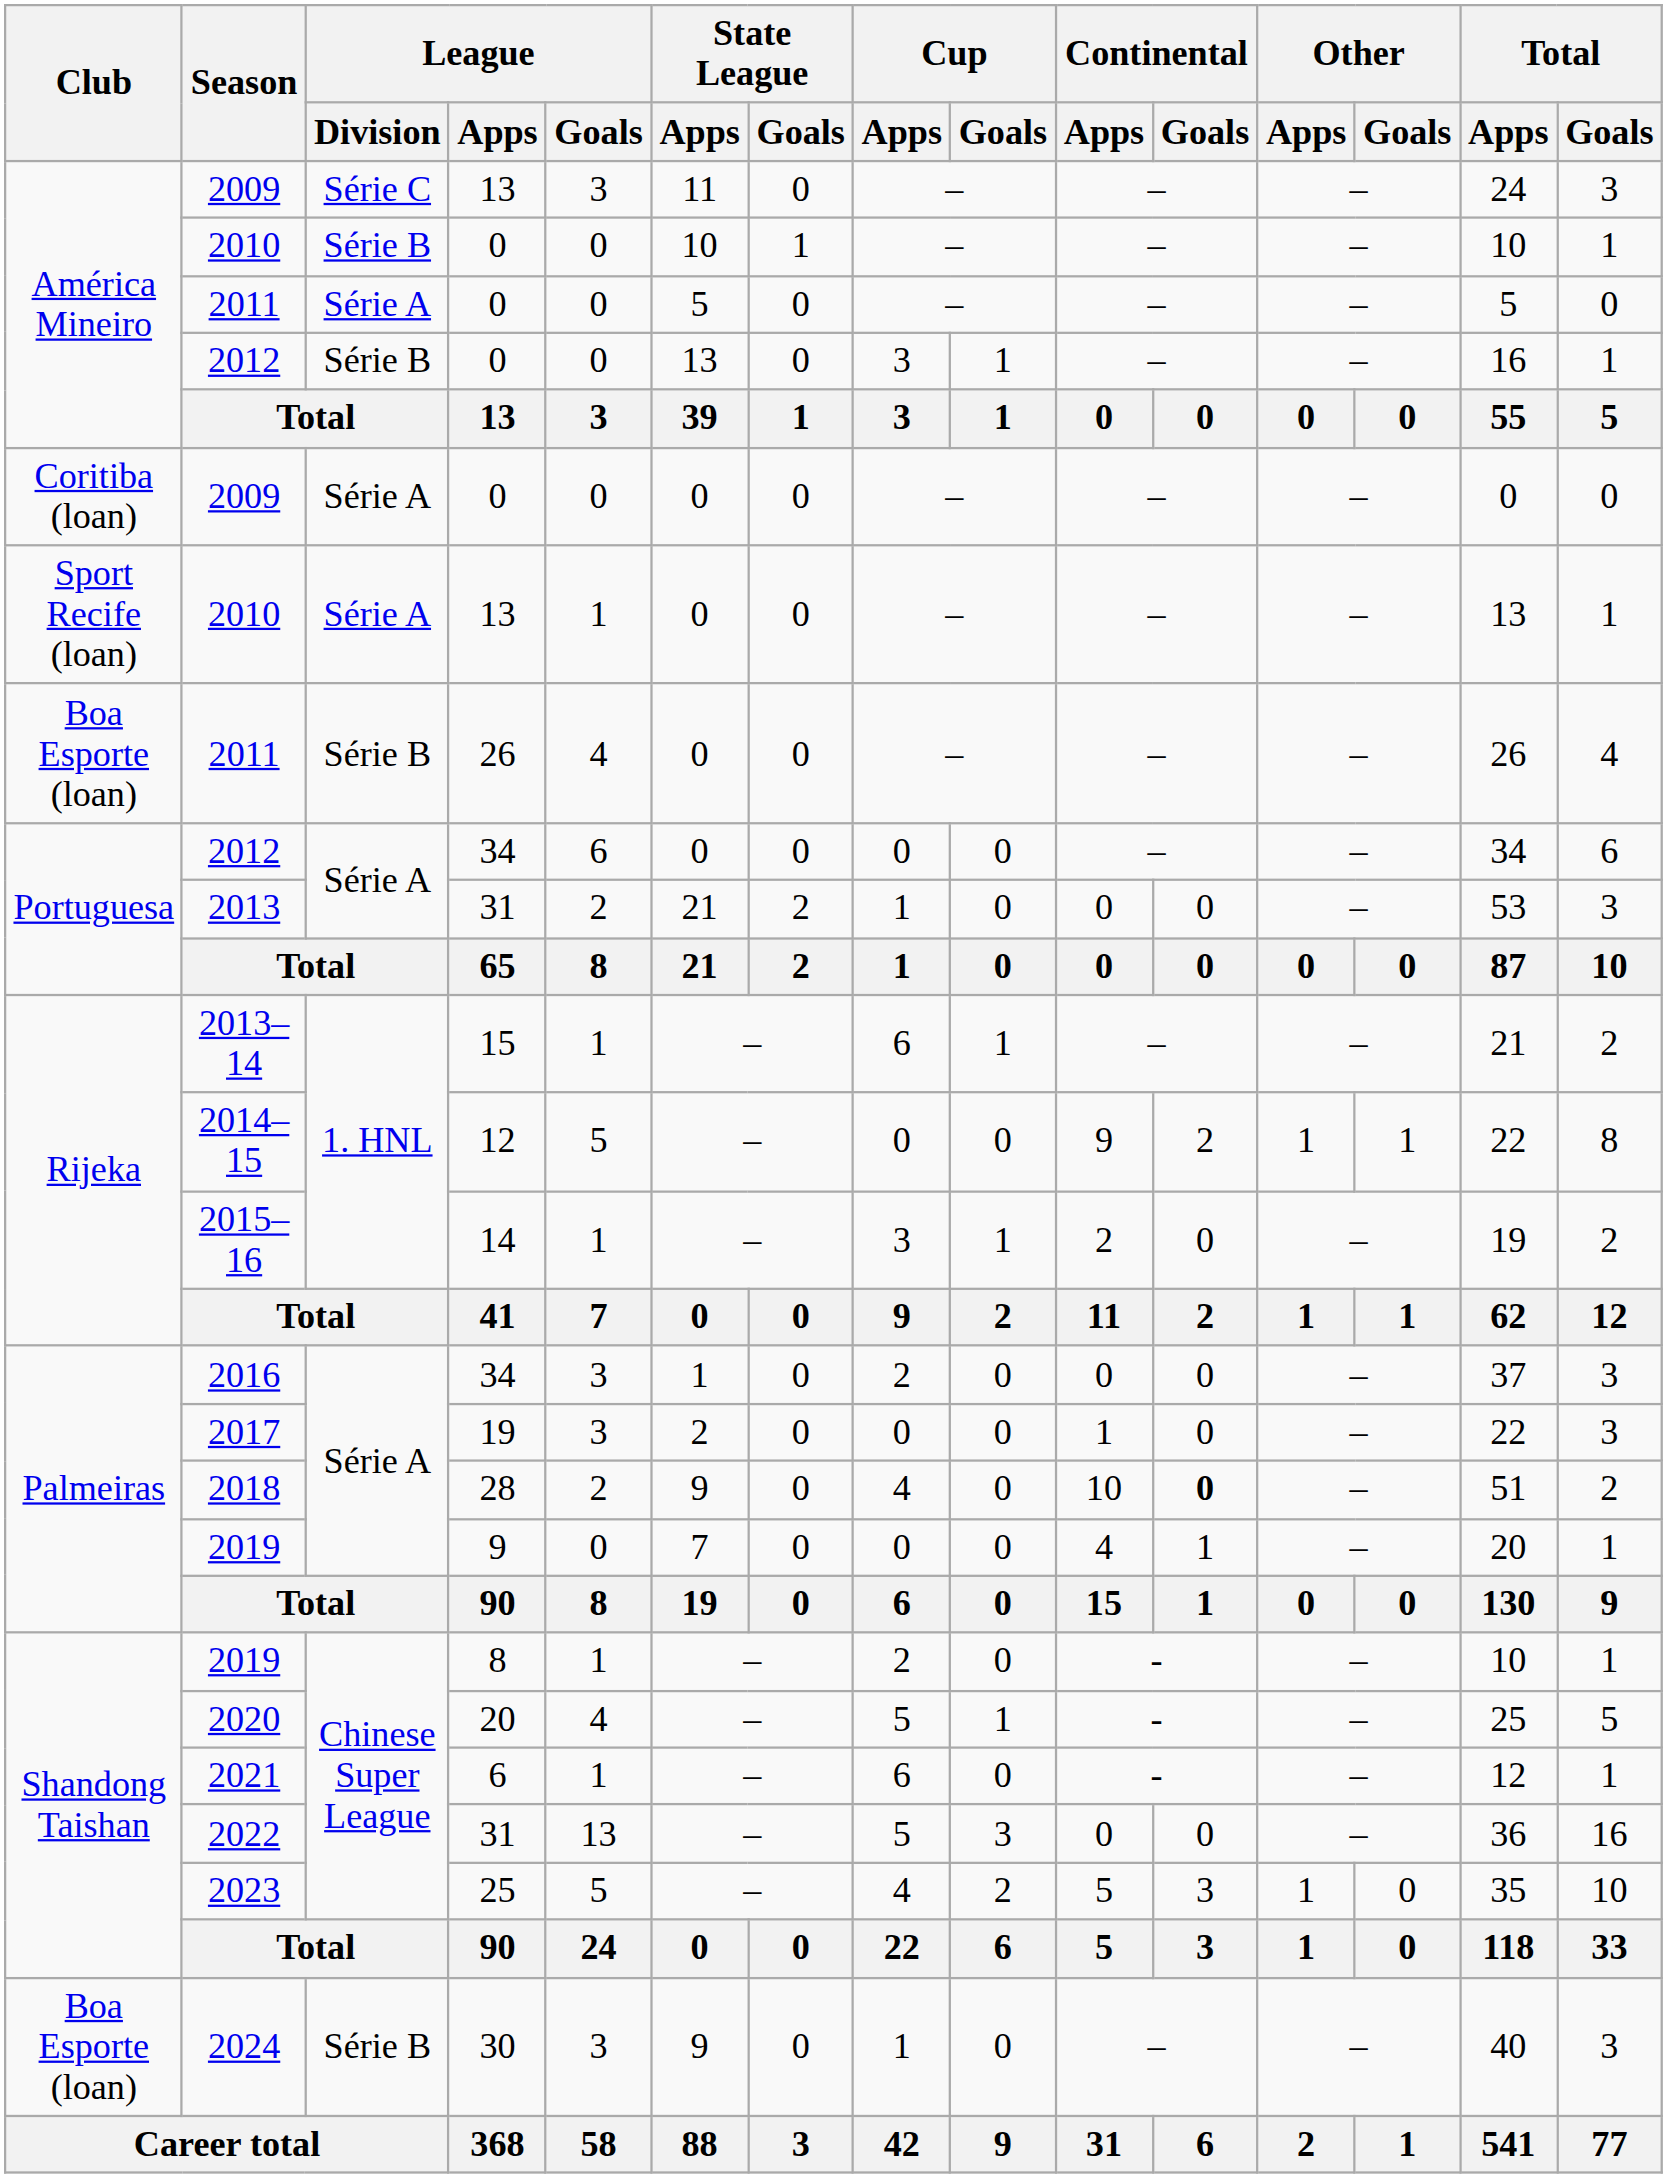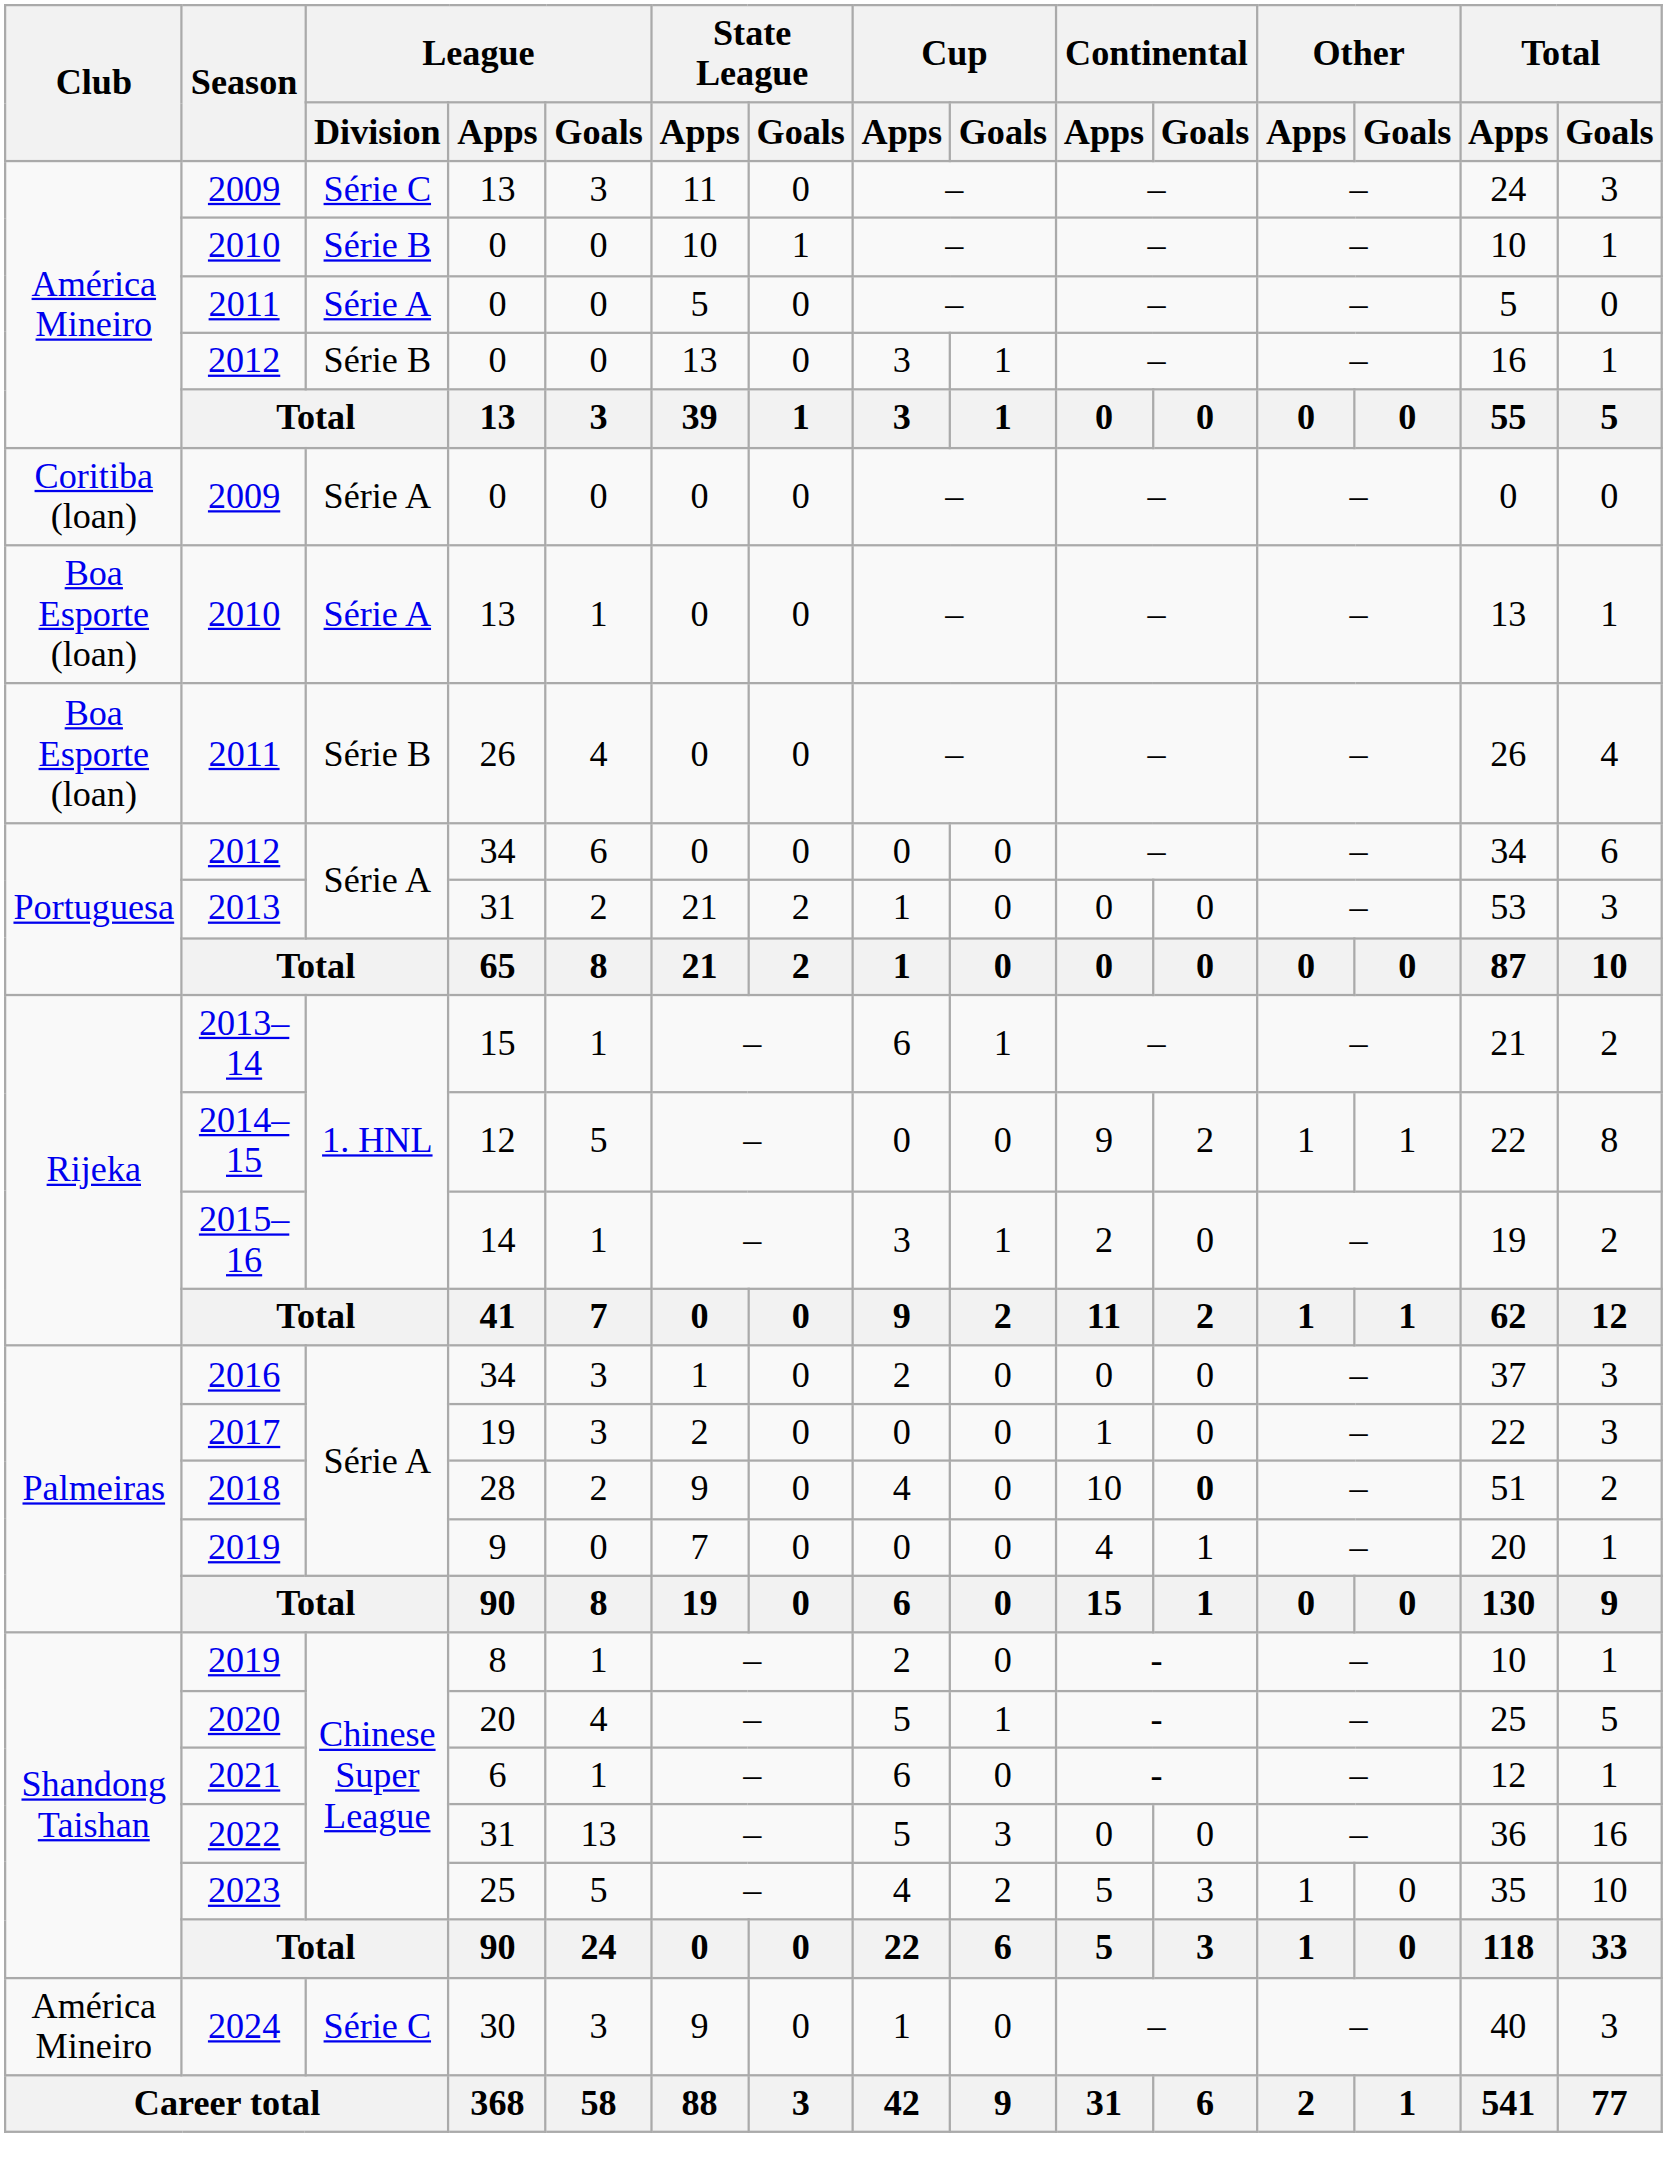(94, 613) Sport Recife (loan) -> (94, 613) Boa Esporte (loan)
(94, 2045) Boa Esporte (loan) -> (94, 2025) América Mineiro
(377, 2045) Série B -> (377, 2025) Série C
